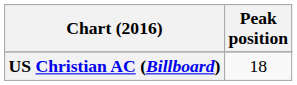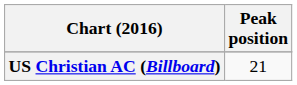(258, 66) 18 -> (258, 66) 21
